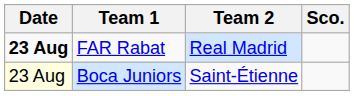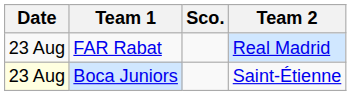columns swapped: (326, 18) <-> (244, 18)
(39, 47) bold -> (37, 47) normal
